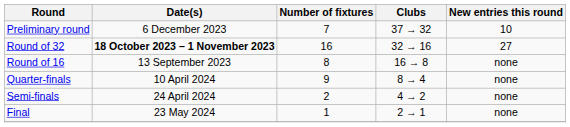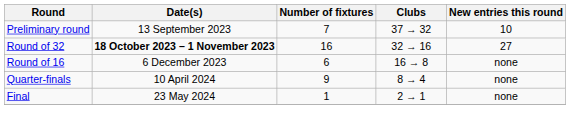(184, 29) 6 December 2023 -> (184, 29) 13 September 2023
(184, 63) 13 September 2023 -> (184, 63) 6 December 2023
(326, 63) 8 -> (326, 63) 6
- row: (33, 96)
